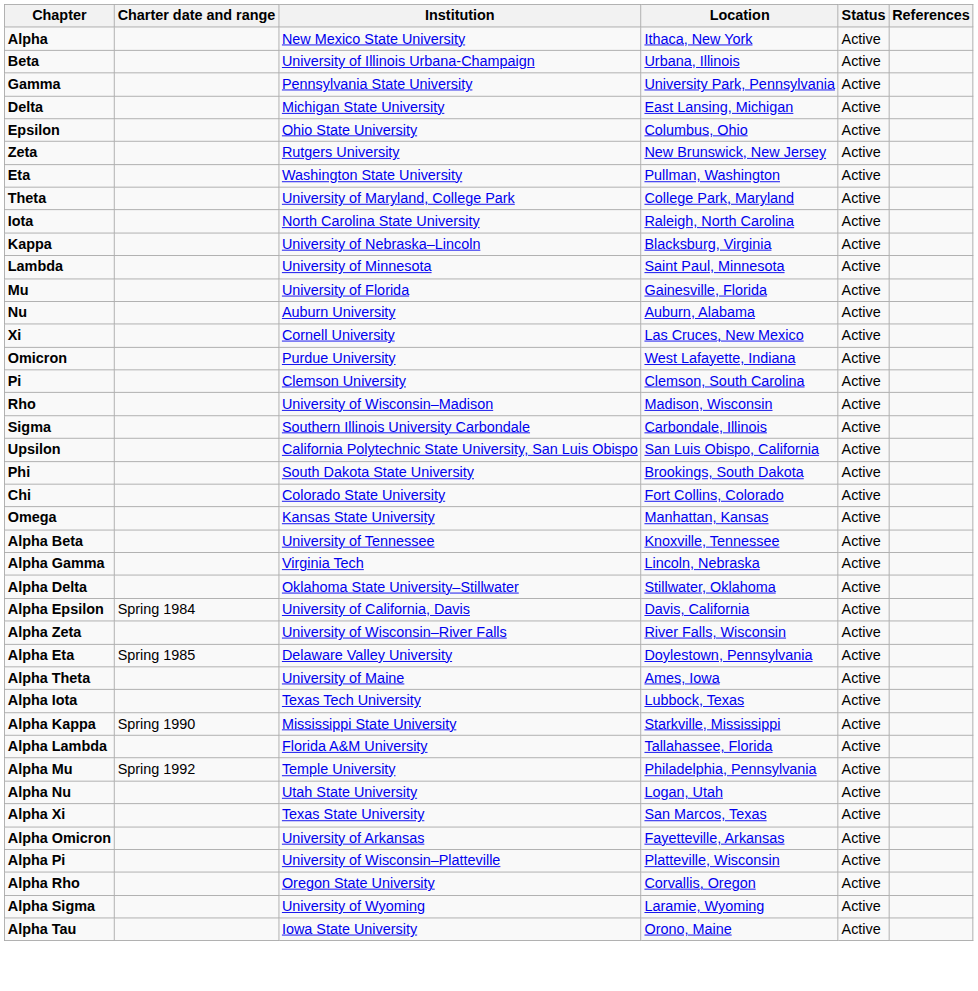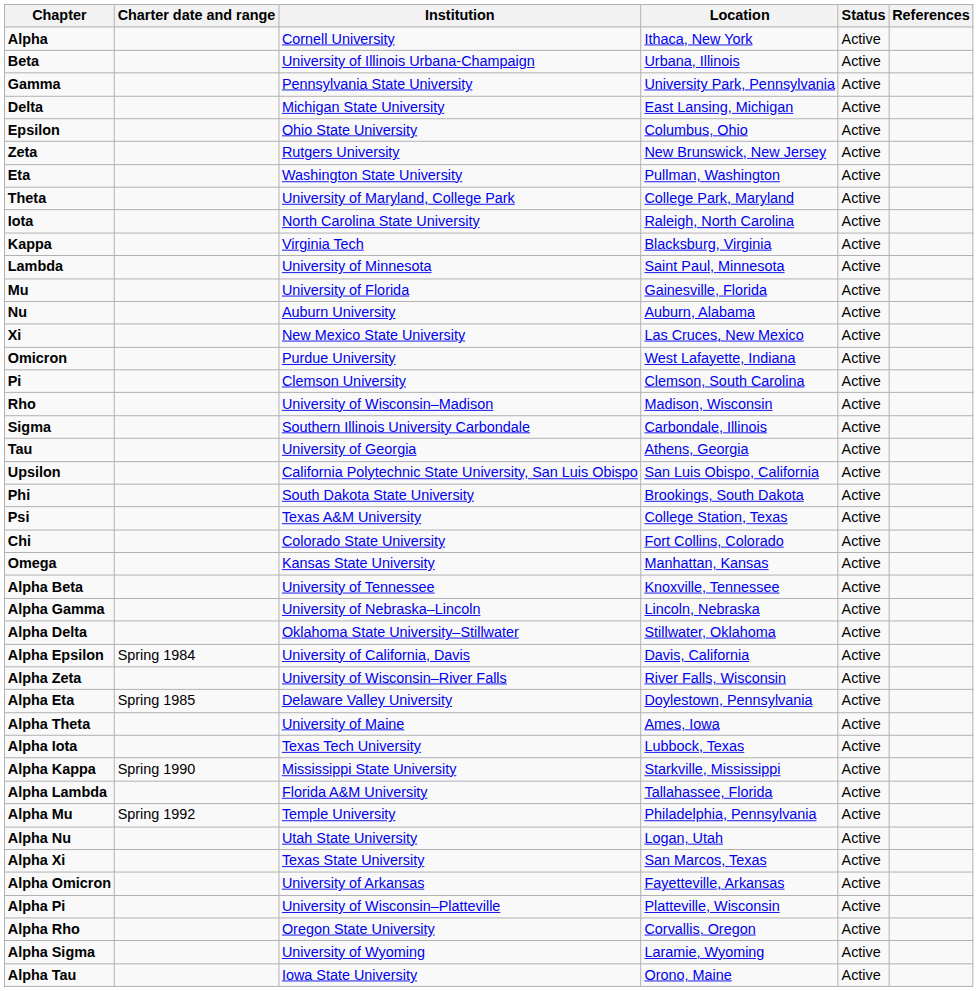(374, 38) New Mexico State University -> (338, 38) Cornell University
(381, 244) University of Nebraska–Lincoln -> (323, 244) Virginia Tech
(338, 335) Cornell University -> (374, 335) New Mexico State University
+ row: (20, 449)
+ row: (19, 518)
(323, 564) Virginia Tech -> (381, 609) University of Nebraska–Lincoln
